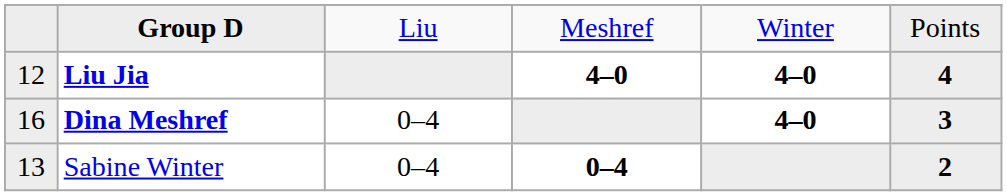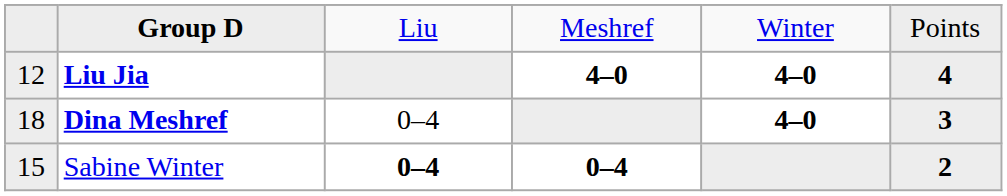(31, 120) 16 -> (31, 120) 18
(31, 166) 13 -> (31, 166) 15
(418, 166) normal -> (418, 166) bold
